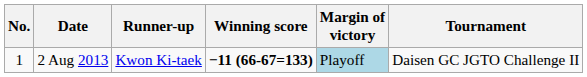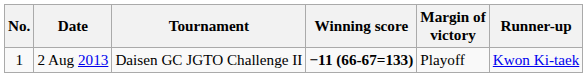columns swapped: (486, 26) <-> (159, 26)
(342, 60) lightblue background -> (443, 60) no background
